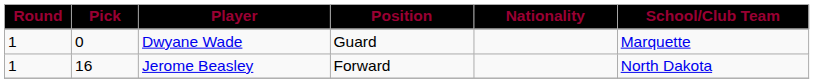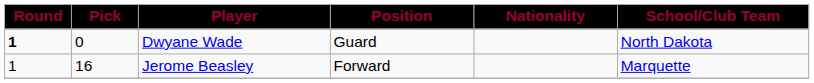(12, 41) normal -> (12, 41) bold
(656, 41) Marquette -> (666, 41) North Dakota
(666, 66) North Dakota -> (656, 66) Marquette
